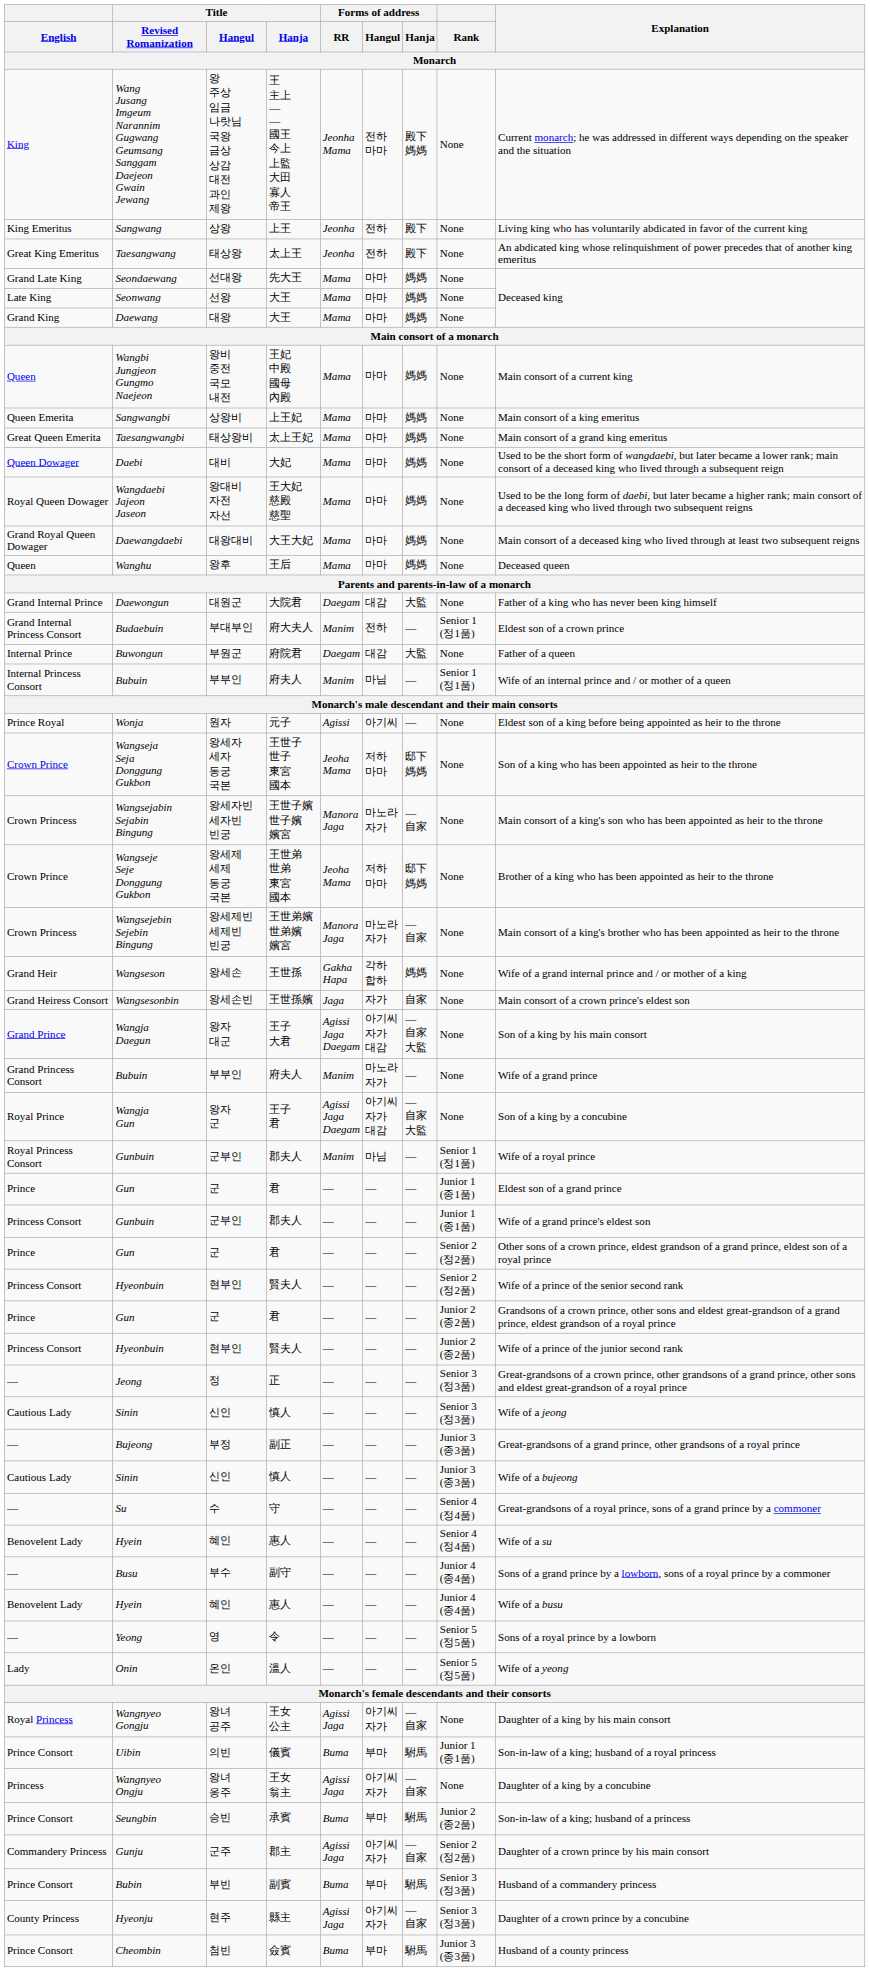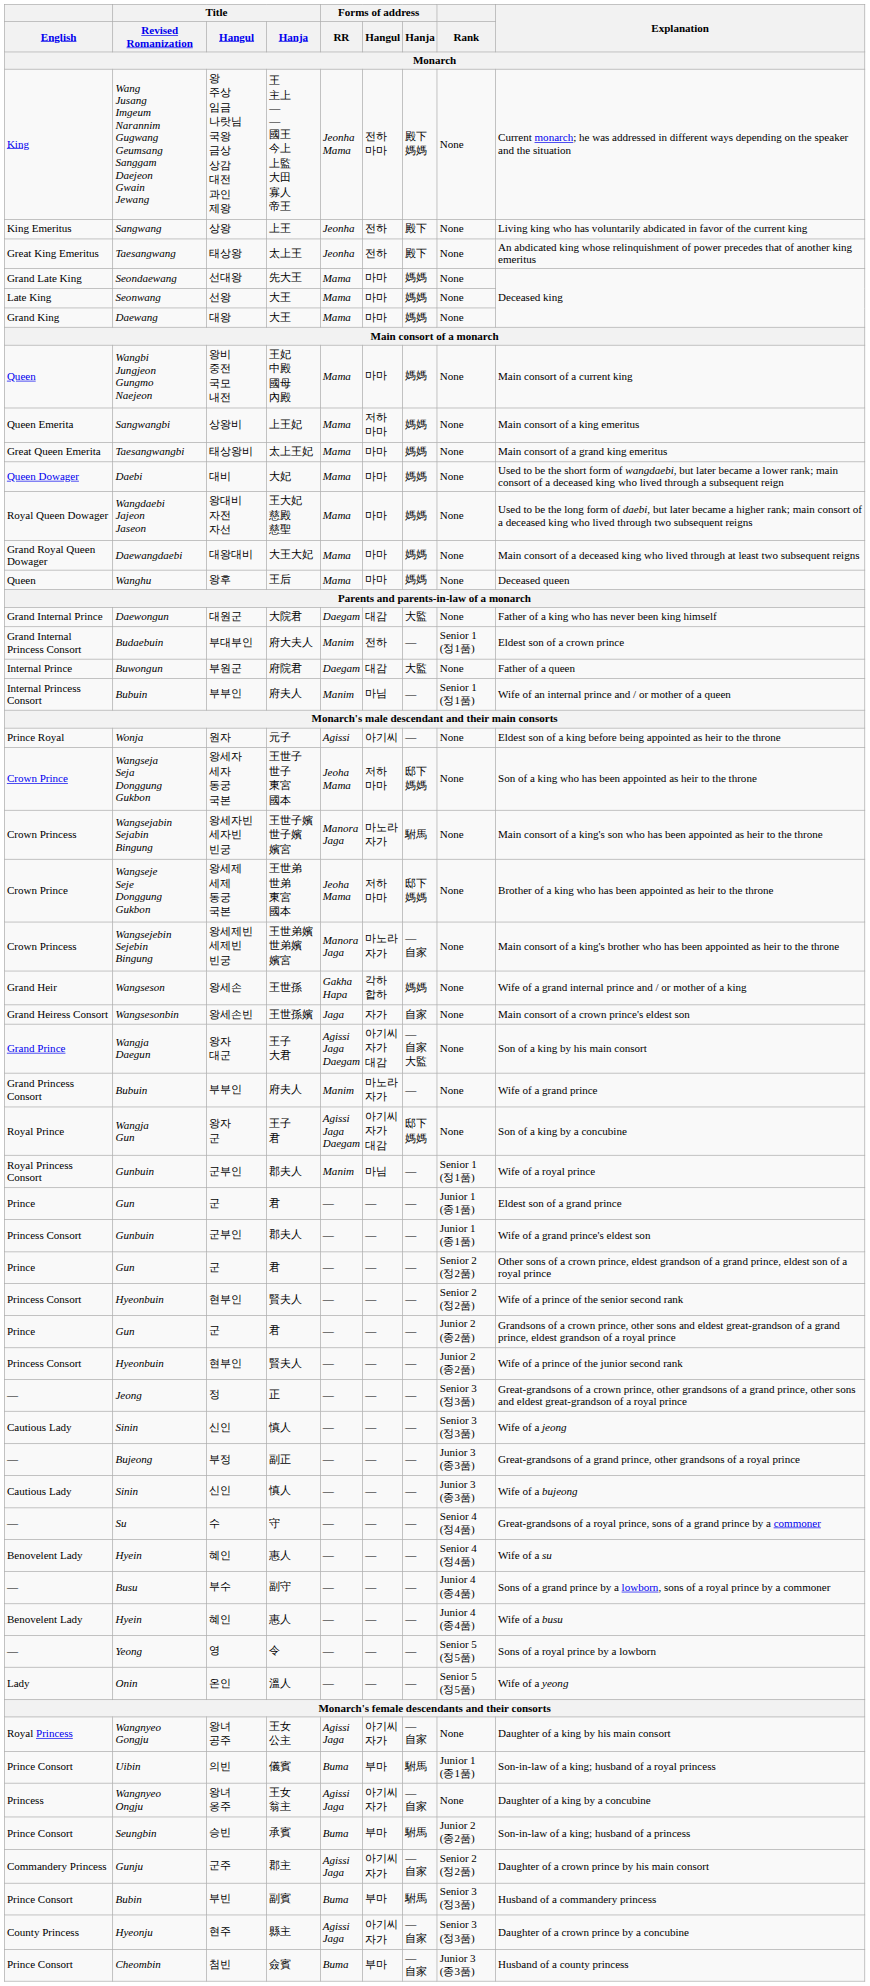(376, 417) 마마 -> (376, 424) 저하 마마
(416, 819) — 自家 -> (416, 834) 駙馬
(416, 1116) — 自家 大監 -> (416, 1131) 邸下 媽媽
(416, 1950) 駙馬 -> (416, 1964) — 自家
